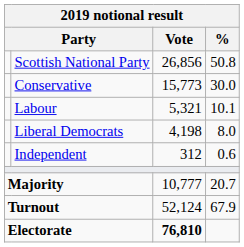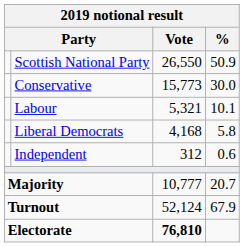(182, 62) 26,856 -> (182, 62) 26,550
(223, 62) 50.8 -> (223, 62) 50.9
(185, 131) 4,198 -> (185, 131) 4,168
(227, 131) 8.0 -> (227, 131) 5.8
